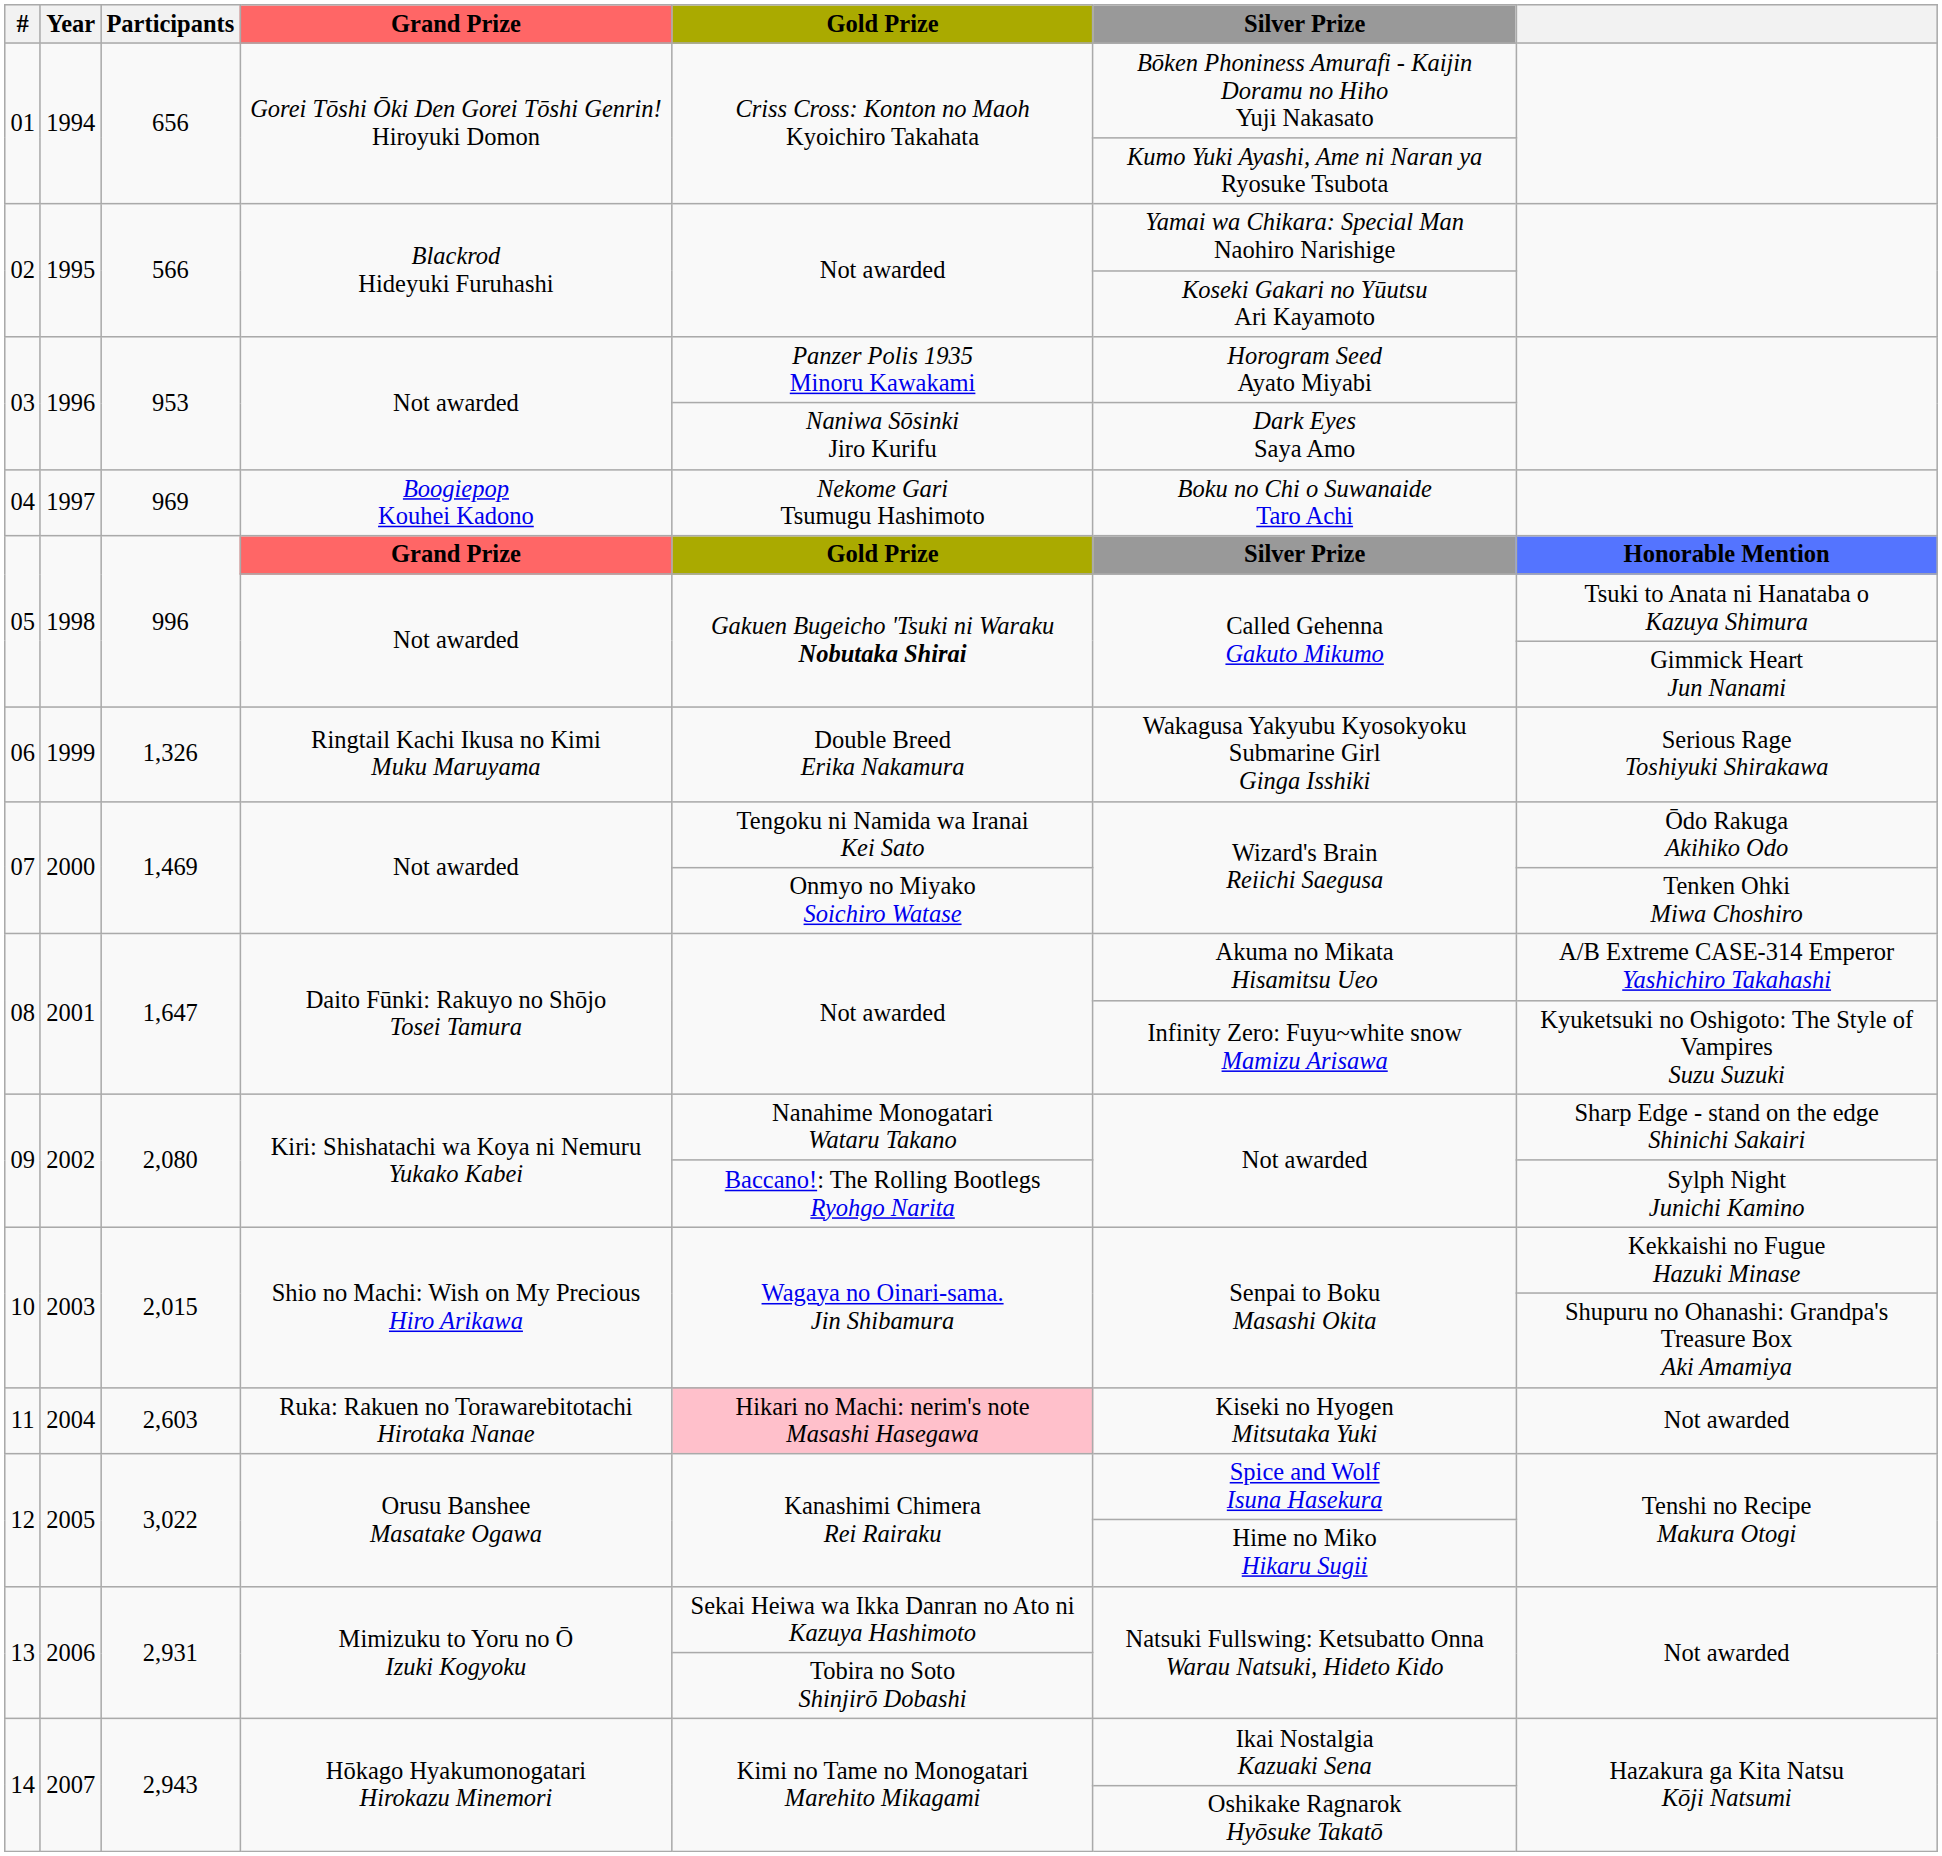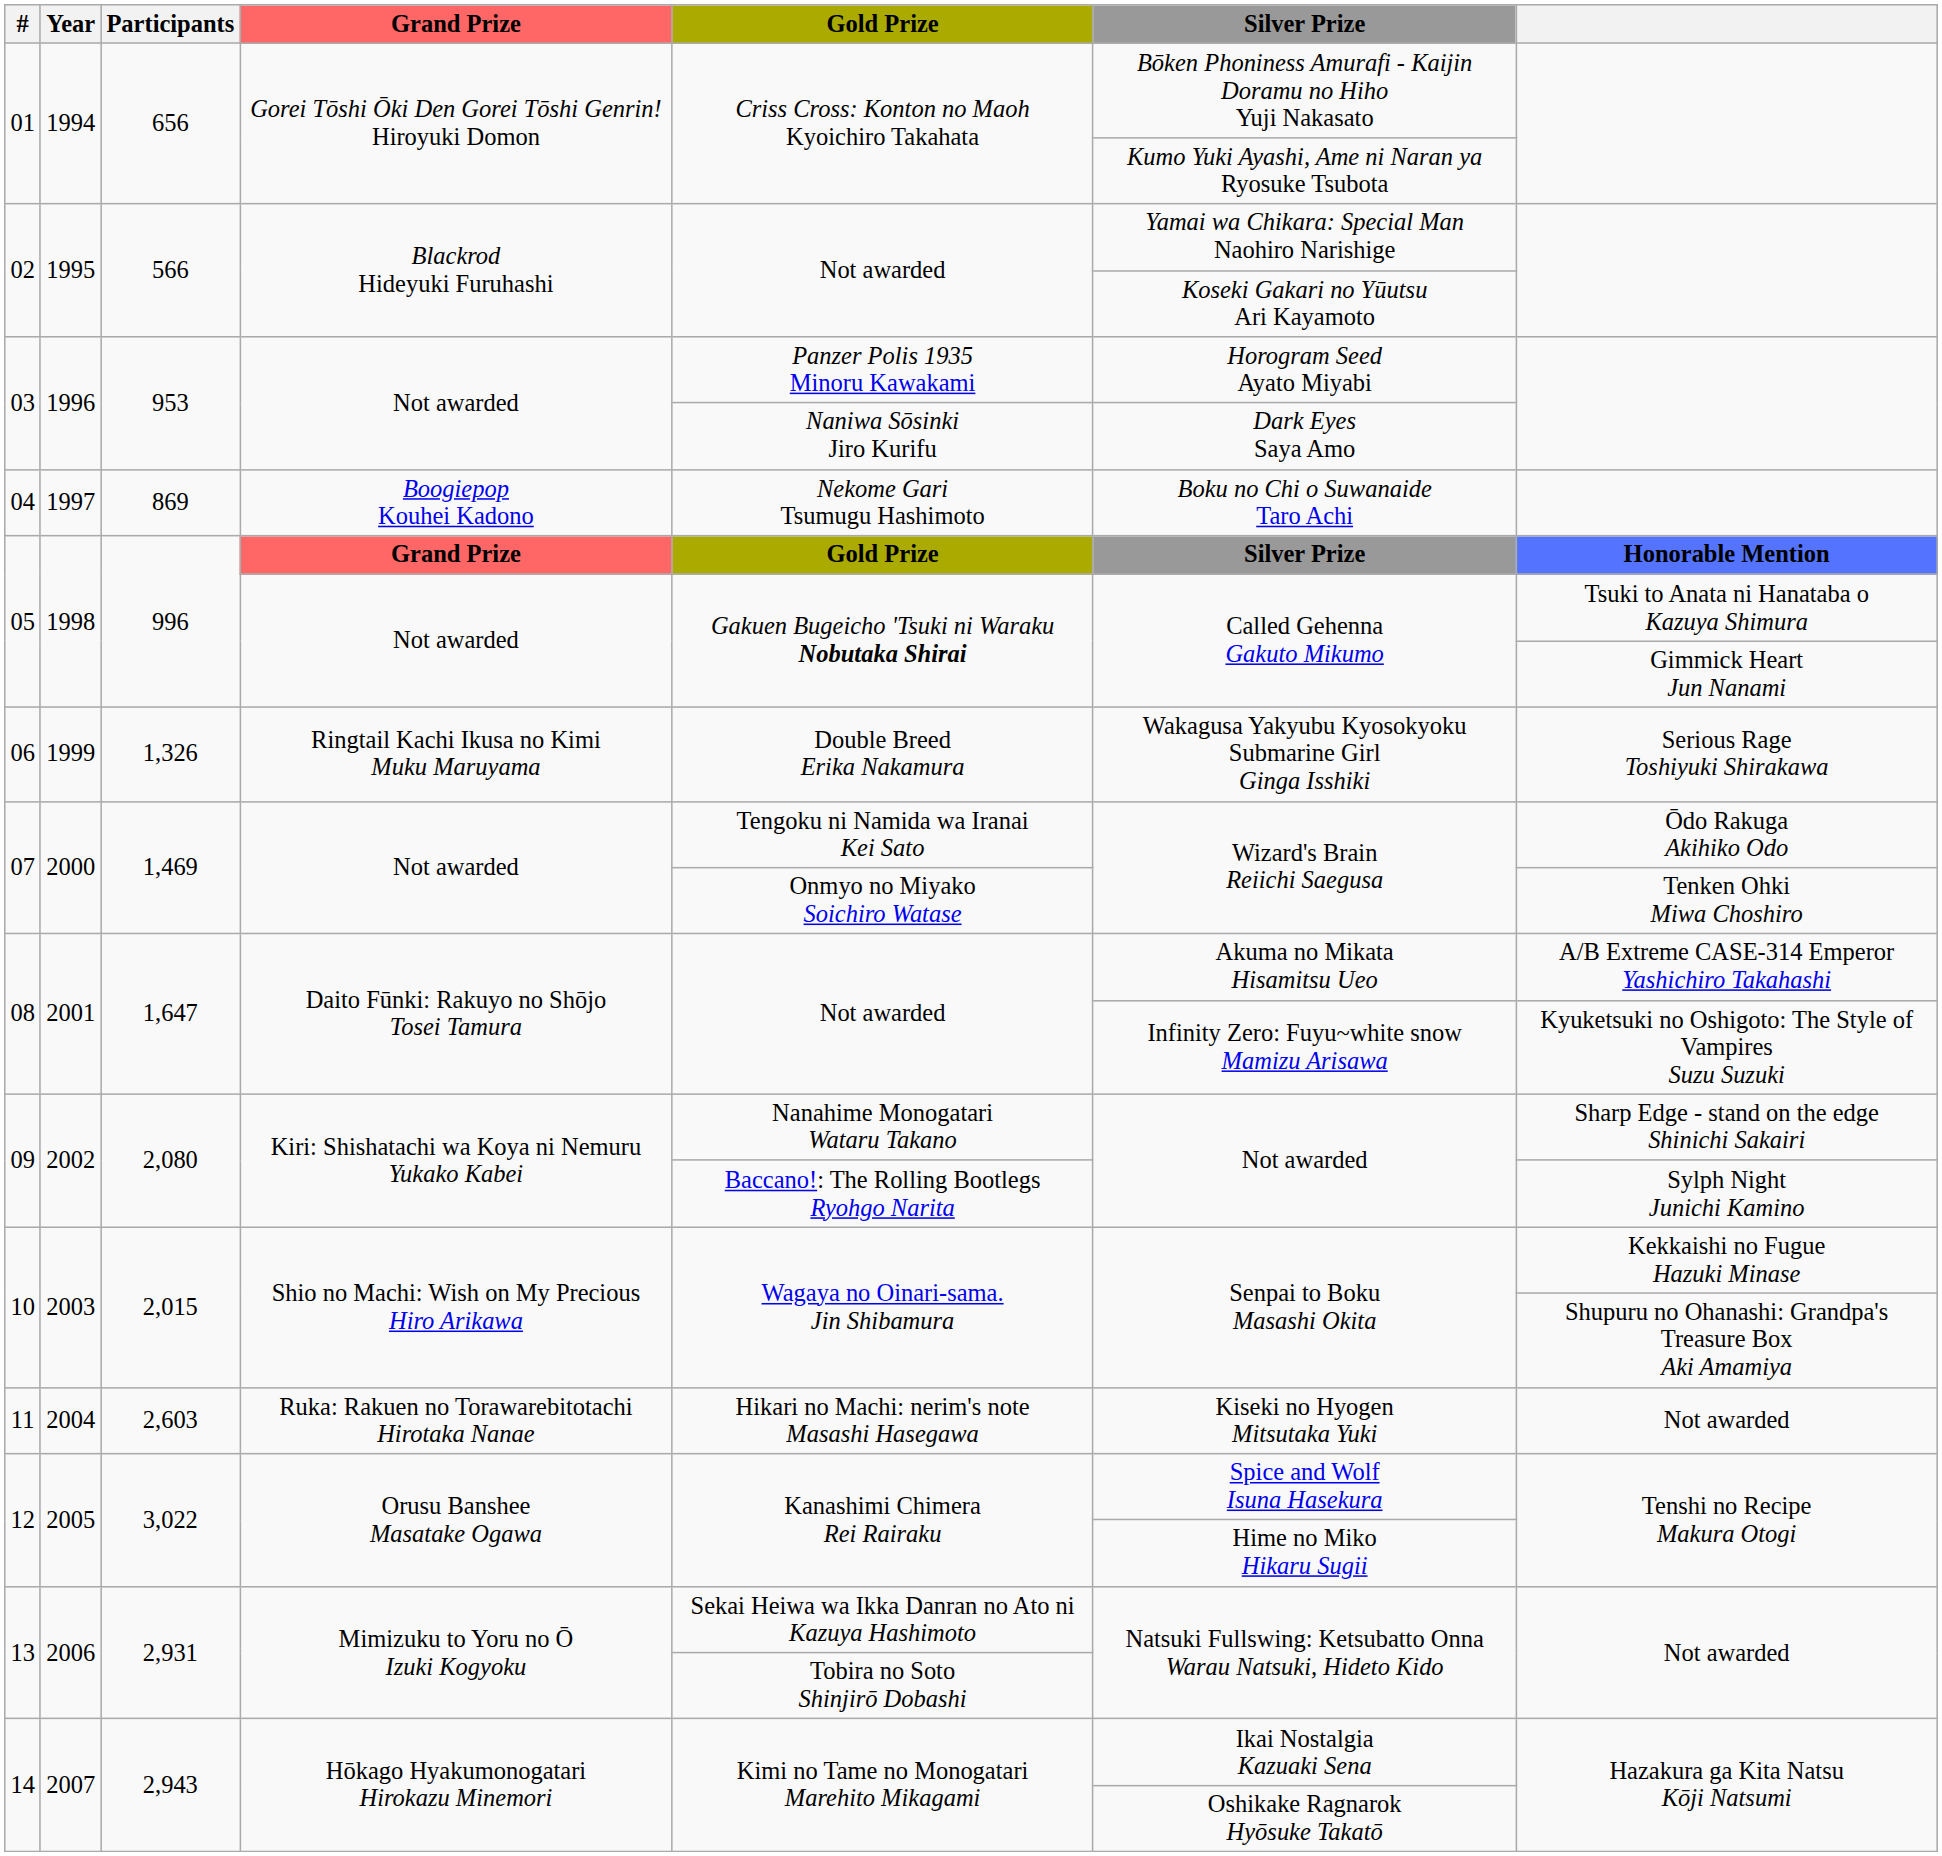(170, 502) 969 -> (170, 502) 869
(883, 1420) pink background -> (883, 1420) no background
